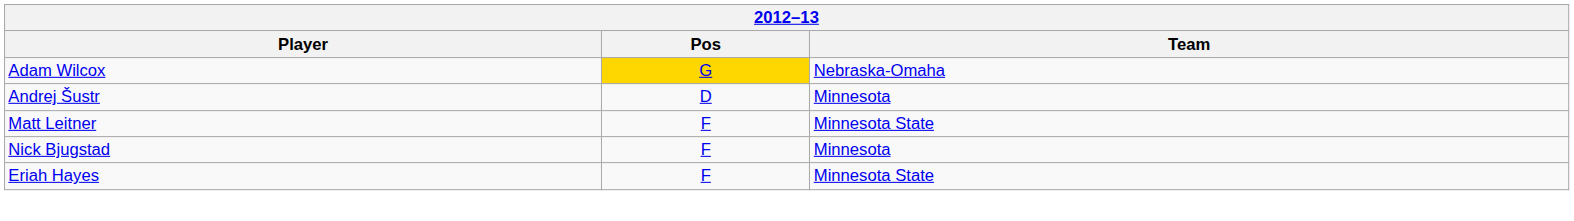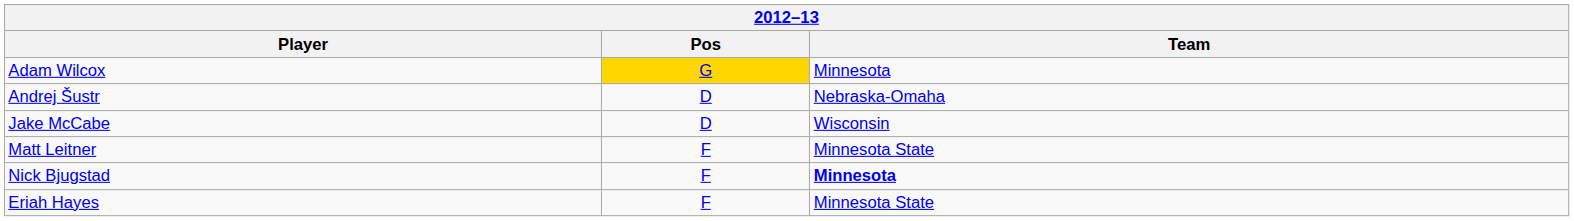(879, 70) Nebraska-Omaha -> (852, 70) Minnesota
(852, 96) Minnesota -> (879, 96) Nebraska-Omaha
+ row: (59, 123)
(852, 149) normal -> (855, 176) bold
